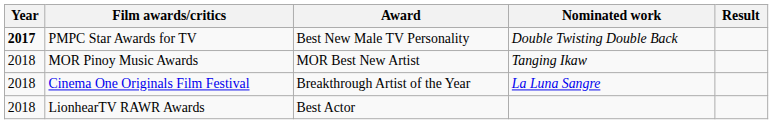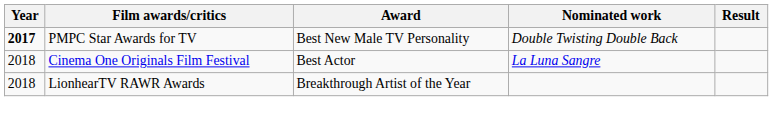- row: (123, 61)
(383, 84) Breakthrough Artist of the Year -> (326, 61) Best Actor
(326, 107) Best Actor -> (383, 84) Breakthrough Artist of the Year
